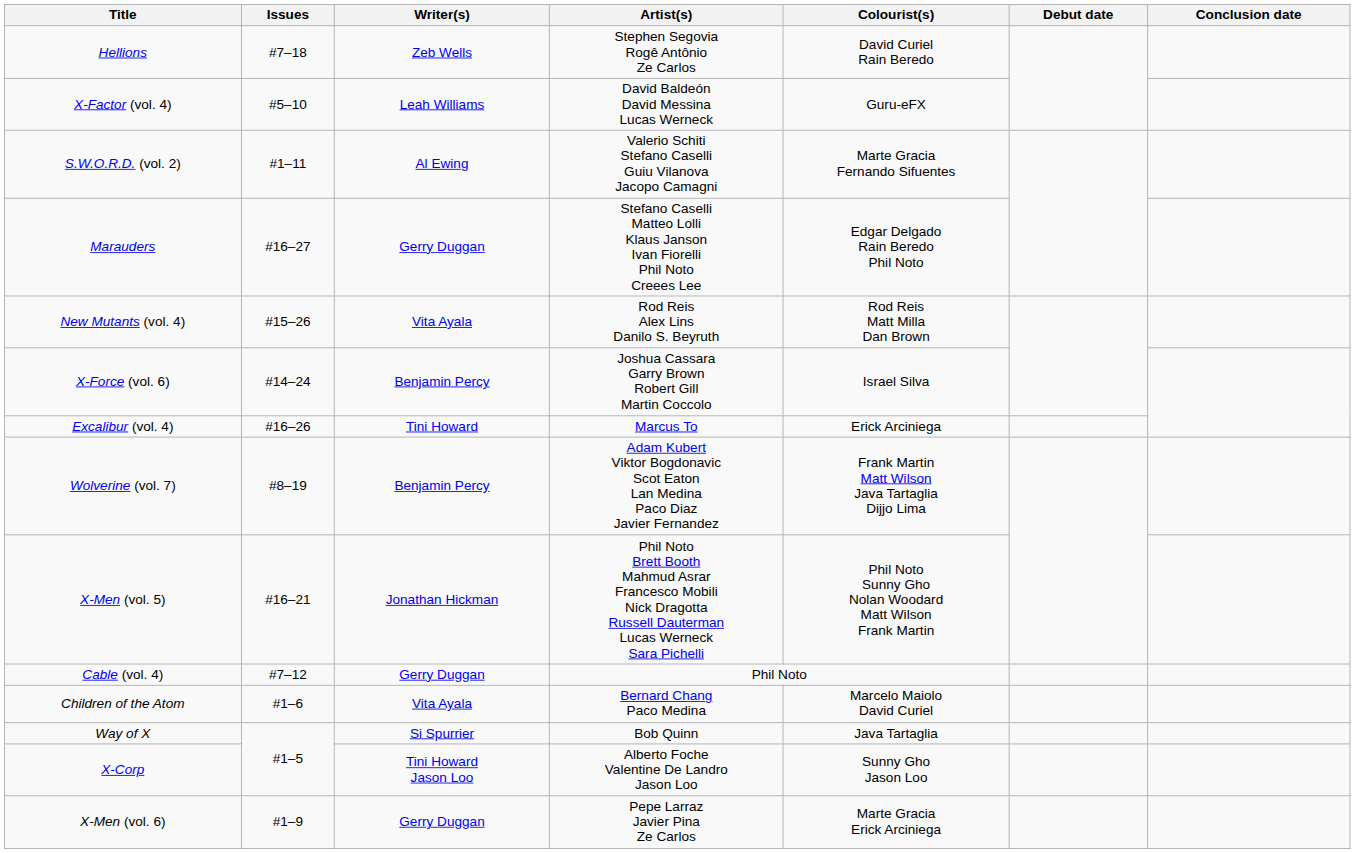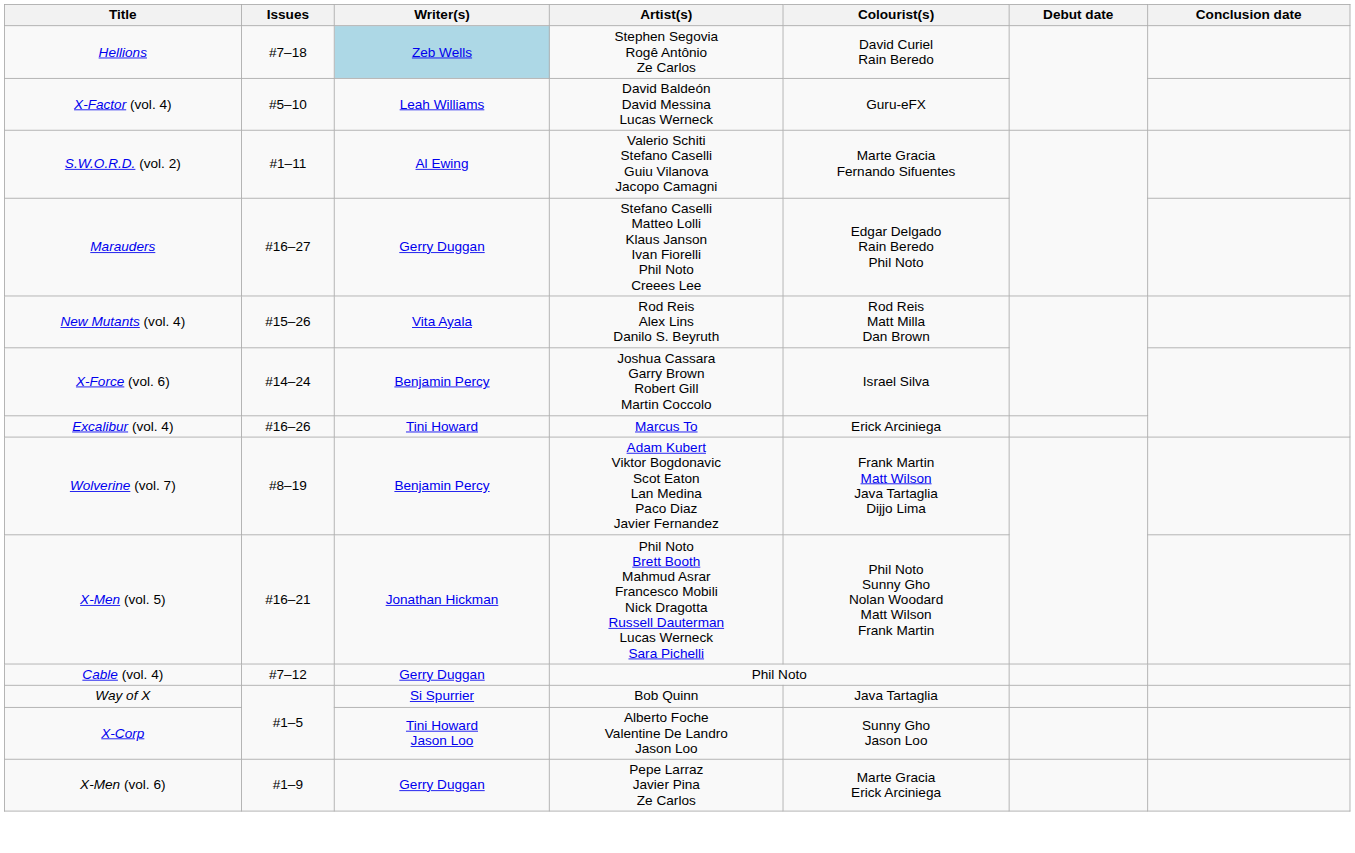(442, 52) no background -> (442, 52) lightblue background
- row: (123, 703)
